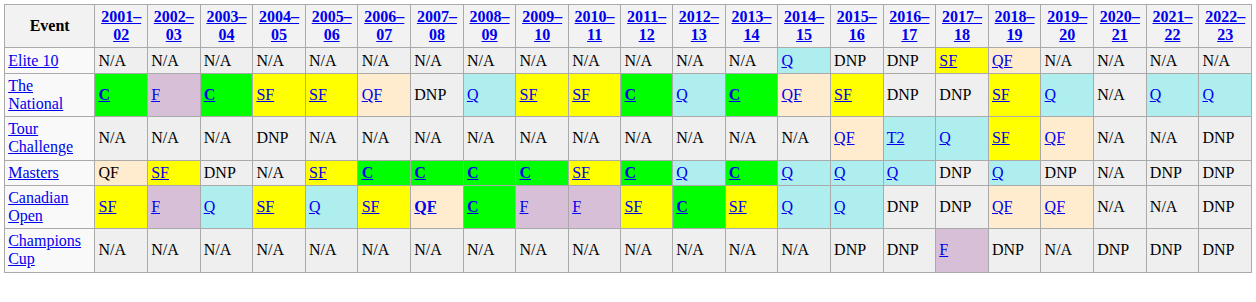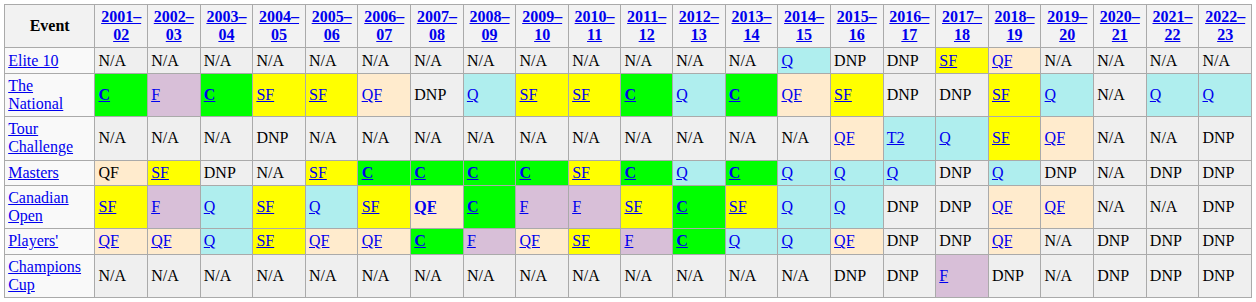+ row: (33, 241)
